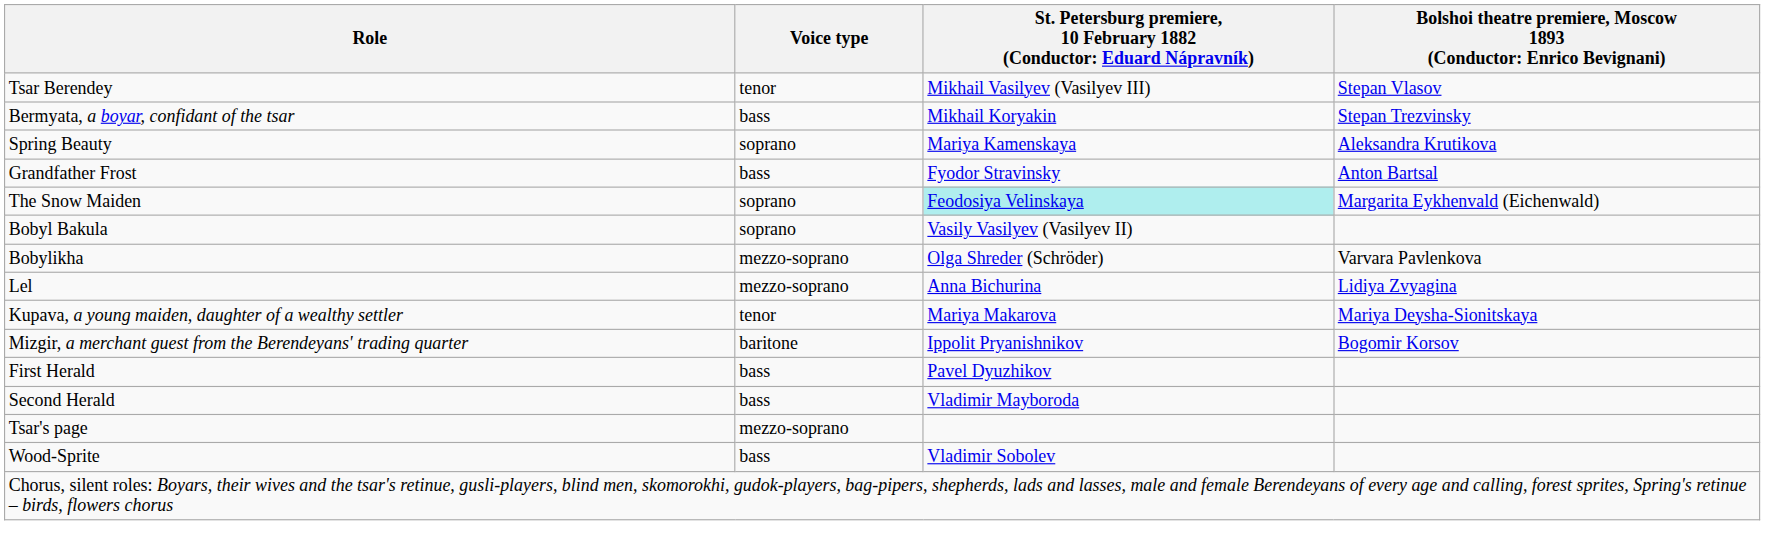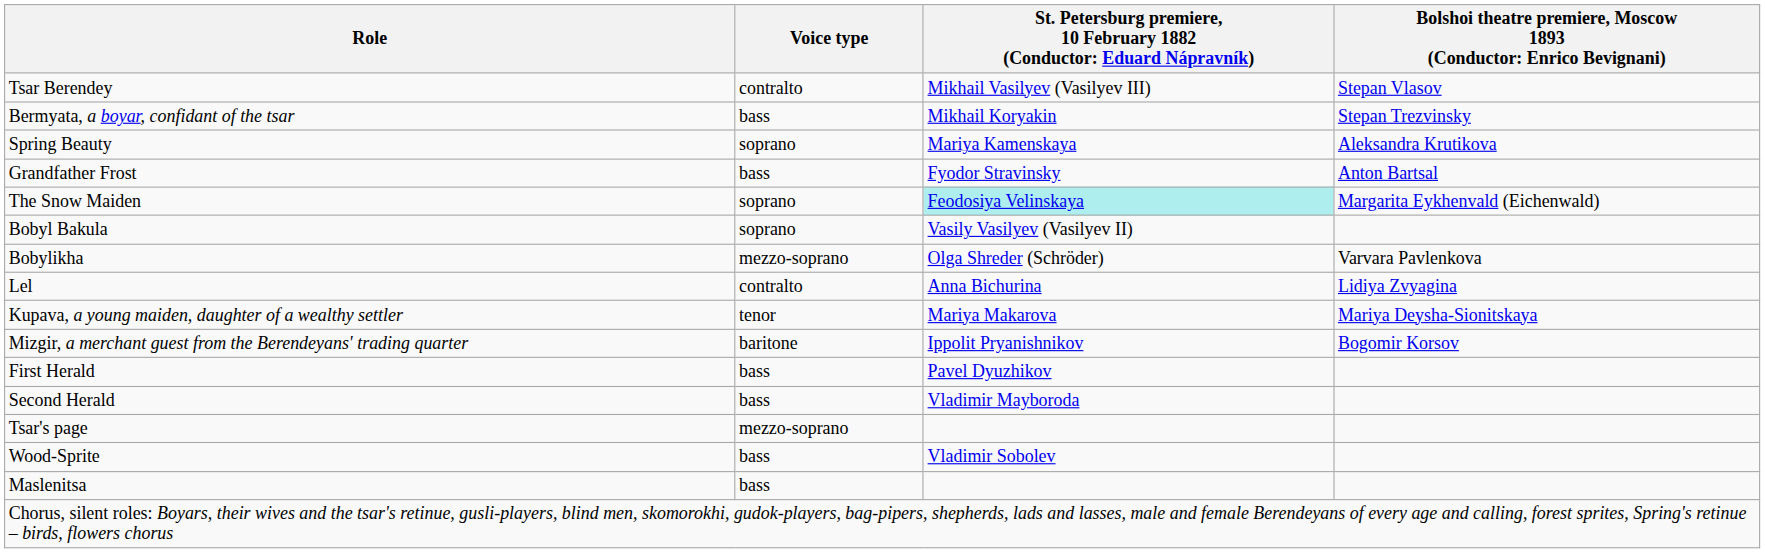(758, 87) tenor -> (771, 87) contralto
(794, 286) mezzo-soprano -> (771, 286) contralto
+ row: (48, 485)
